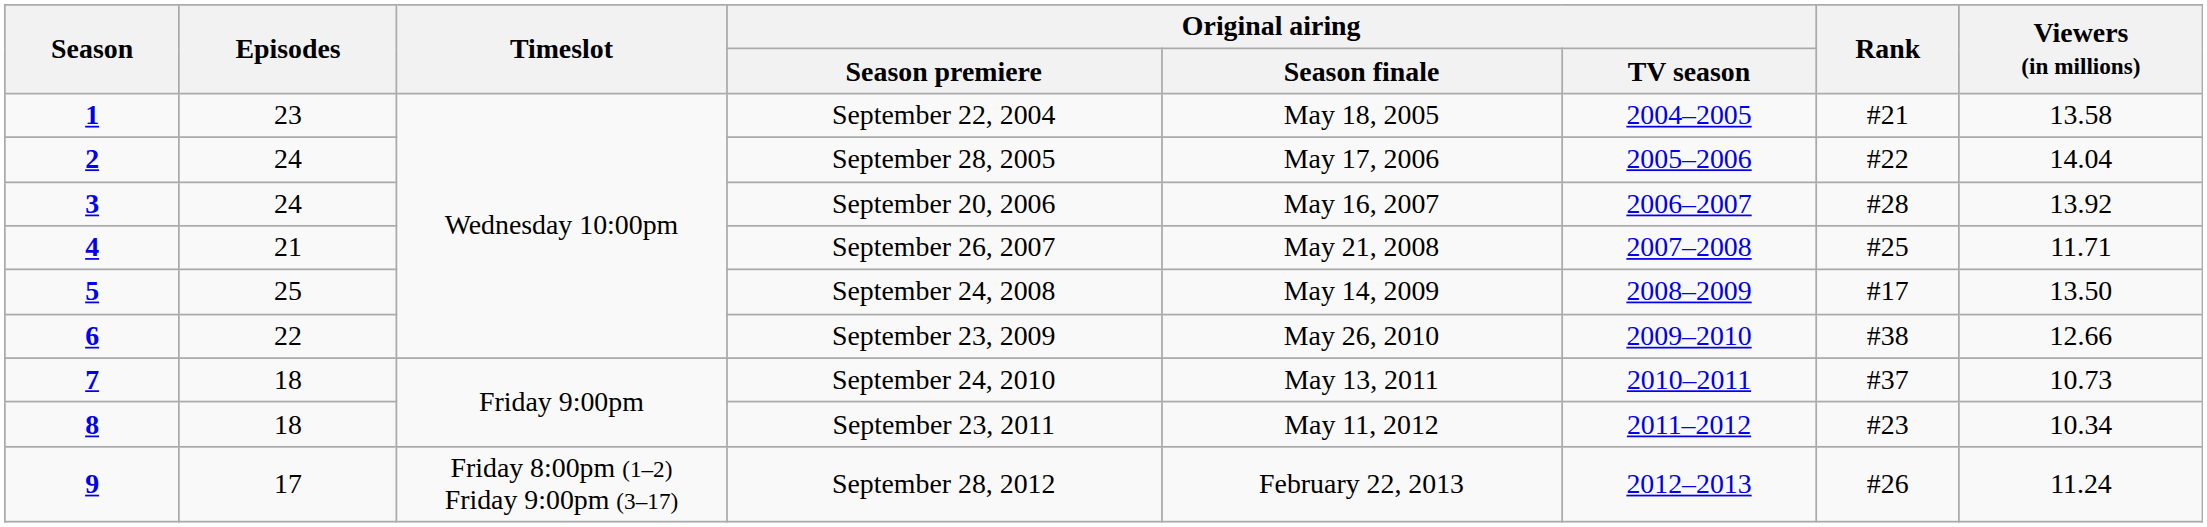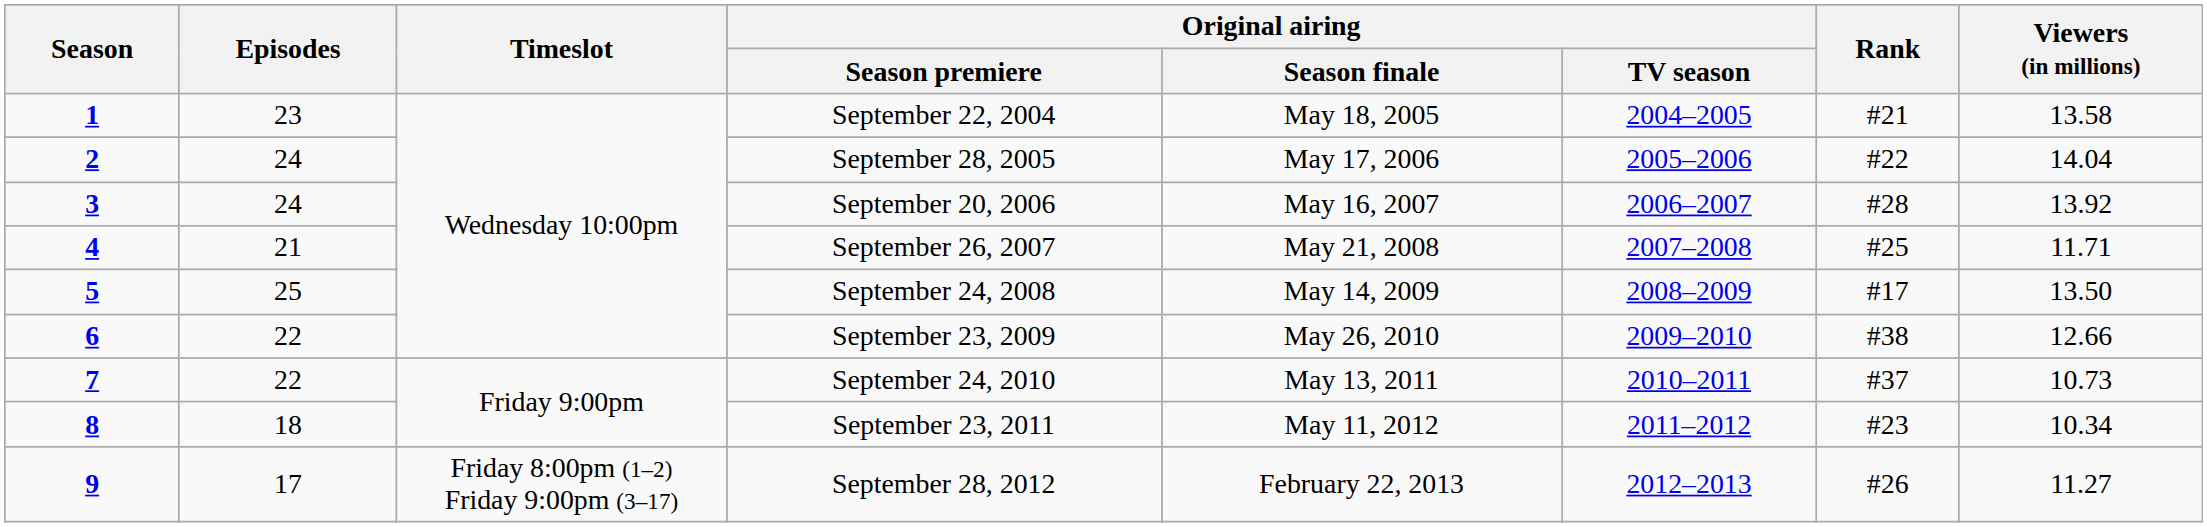(288, 379) 18 -> (288, 379) 22
(2081, 483) 11.24 -> (2081, 483) 11.27
